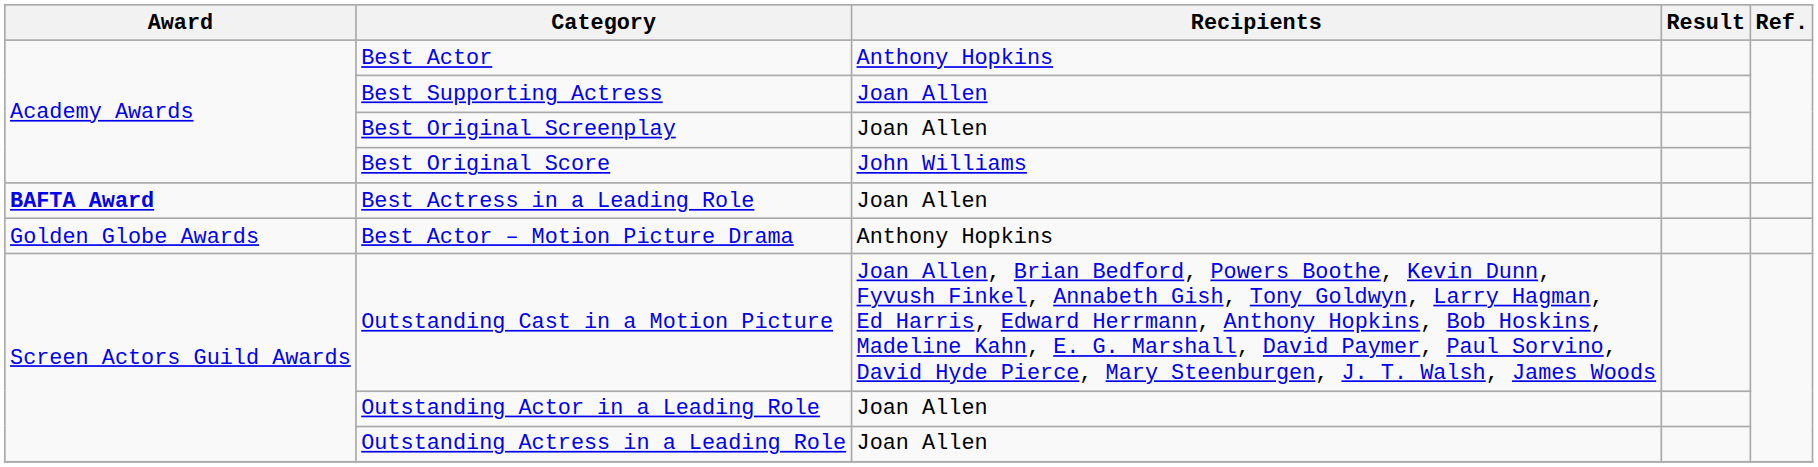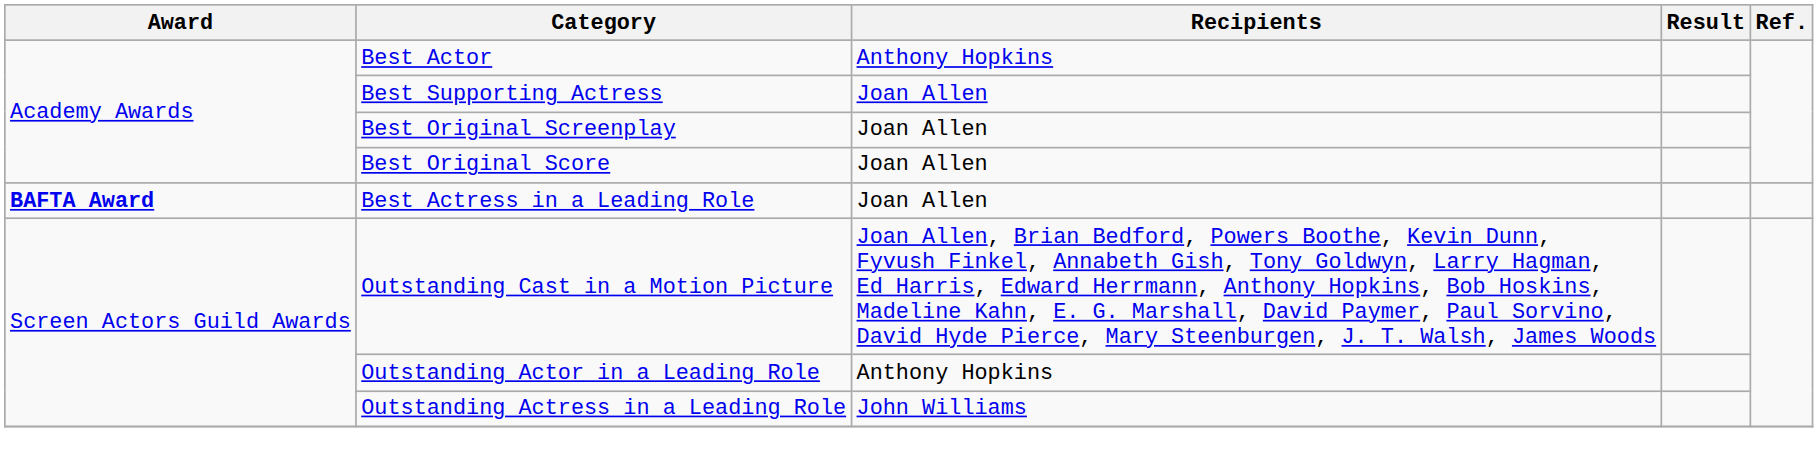(942, 165) John Williams -> (922, 165) Joan Allen
- row: (577, 236)
(922, 408) Joan Allen -> (955, 373) Anthony Hopkins
(922, 444) Joan Allen -> (942, 408) John Williams
